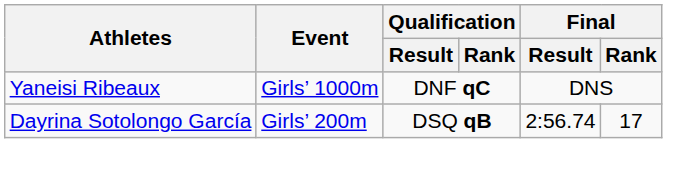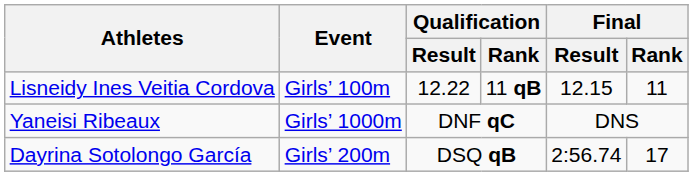+ row: (142, 88)
